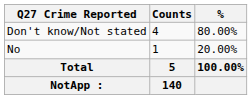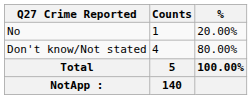rows swapped: (14, 49) <-> (77, 31)
